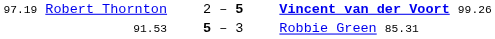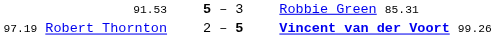rows swapped: (85, 9) <-> (150, 29)
